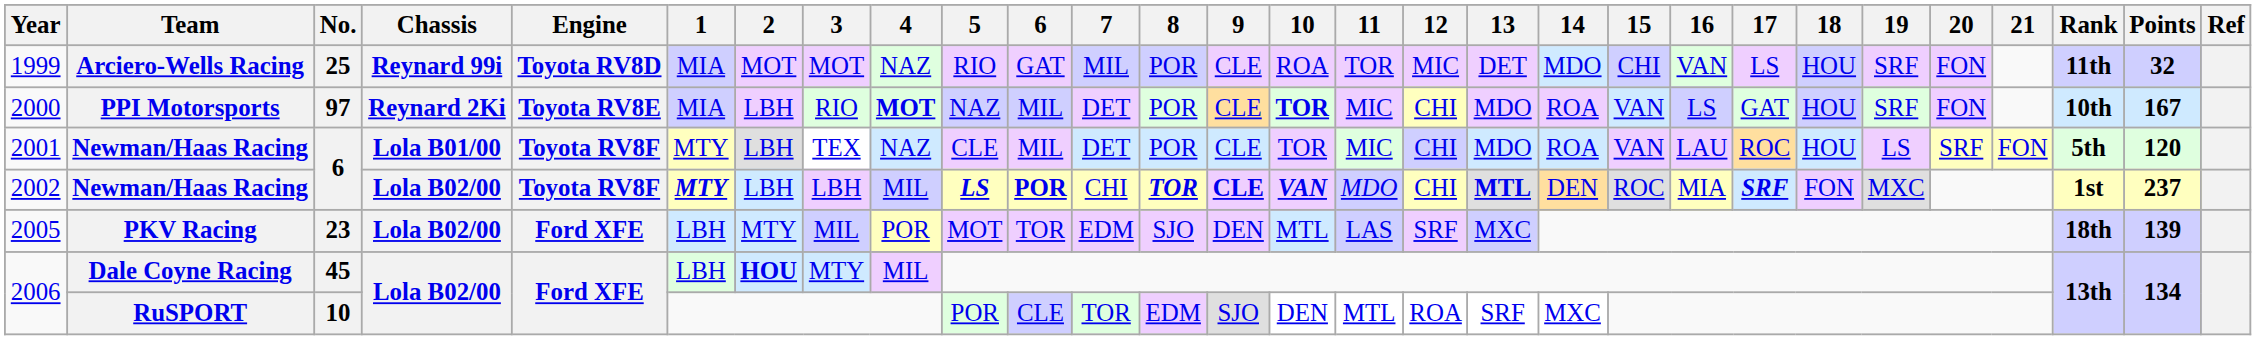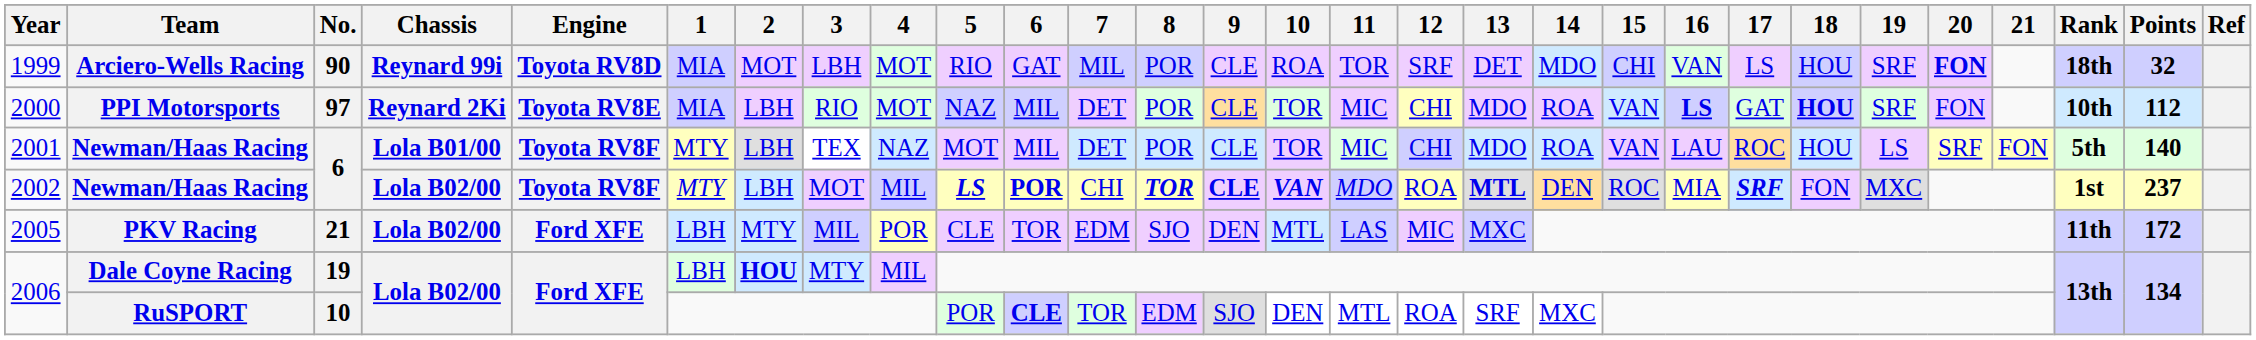(338, 65) 25 -> (338, 65) 90
(836, 65) MOT -> (836, 65) LBH
(906, 65) NAZ -> (904, 65) MOT
(1436, 65) MIC -> (1430, 65) SRF
(1961, 65) normal -> (1960, 65) bold
(2088, 65) 11th -> (2089, 65) 18th
(906, 106) bold -> (904, 106) normal
(1302, 106) bold -> (1298, 106) normal
(1702, 106) normal -> (1697, 106) bold
(1829, 106) normal -> (1825, 106) bold
(2162, 106) 167 -> (2163, 106) 112
(975, 147) CLE -> (971, 147) MOT
(2162, 147) 120 -> (2163, 147) 140
(701, 188) bold -> (701, 188) normal
(836, 188) LBH -> (836, 188) MOT
(1436, 188) CHI -> (1430, 188) ROA
(338, 229) 23 -> (338, 229) 21
(975, 229) MOT -> (971, 229) CLE
(1436, 229) SRF -> (1430, 229) MIC
(2088, 229) 18th -> (2089, 229) 11th
(2162, 229) 139 -> (2163, 229) 172
(338, 270) 45 -> (338, 270) 19
(1040, 312) normal -> (1036, 312) bold
